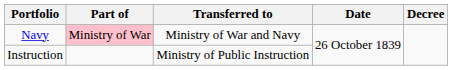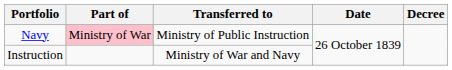(233, 34) Ministry of War and Navy -> (233, 34) Ministry of Public Instruction
(233, 55) Ministry of Public Instruction -> (233, 55) Ministry of War and Navy
